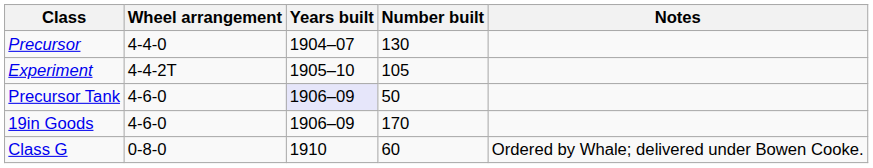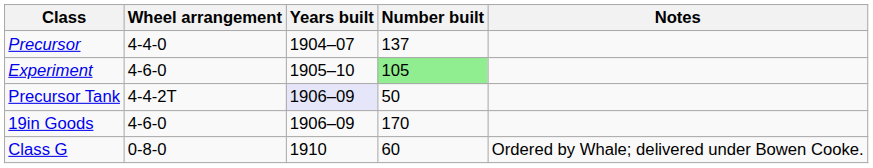(395, 44) 130 -> (395, 44) 137
(152, 70) 4-4-2T -> (147, 70) 4-6-0
(395, 70) no background -> (395, 70) lightgreen background
(147, 96) 4-6-0 -> (152, 96) 4-4-2T
